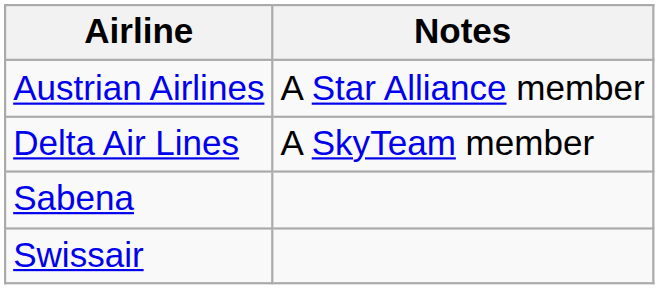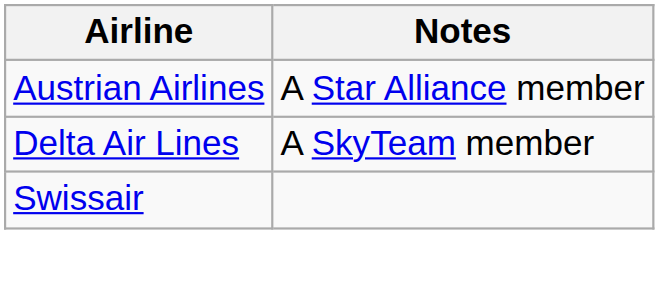- row: (74, 198)
